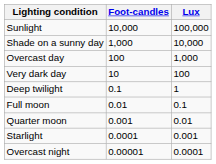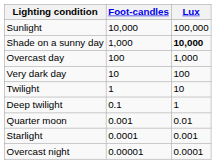(188, 43) normal -> (188, 43) bold
+ row: (23, 89)
- row: (28, 105)
